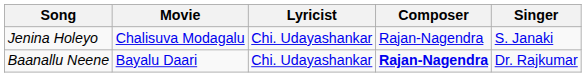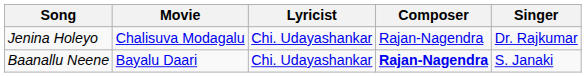(524, 38) S. Janaki -> (536, 38) Dr. Rajkumar
(536, 60) Dr. Rajkumar -> (524, 60) S. Janaki
